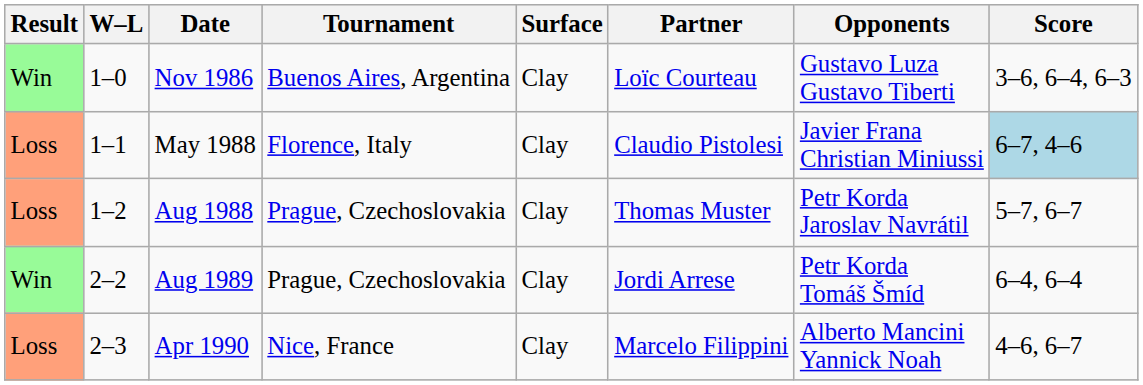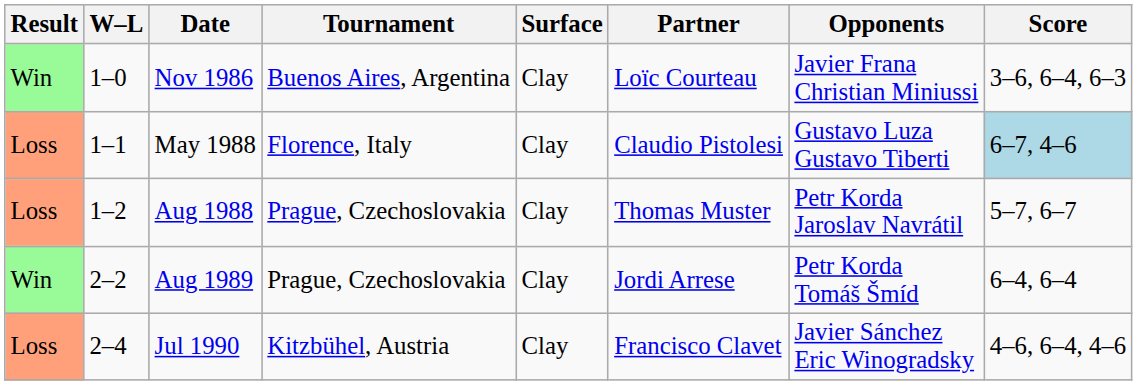(877, 77) Gustavo Luza Gustavo Tiberti -> (886, 77) Javier Frana Christian Miniussi
(892, 144) Javier Frana Christian Miniussi -> (872, 144) Gustavo Luza Gustavo Tiberti
- row: (202, 346)
+ row: (197, 346)
